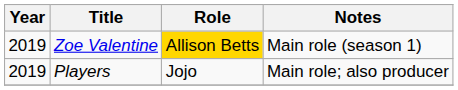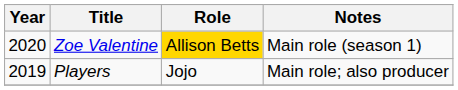(27, 44) 2019 -> (27, 44) 2020
